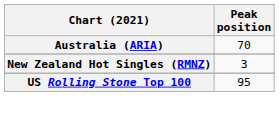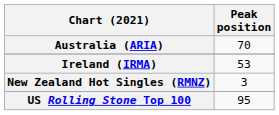+ row: (109, 64)
